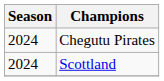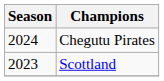(23, 64) 2024 -> (23, 64) 2023
